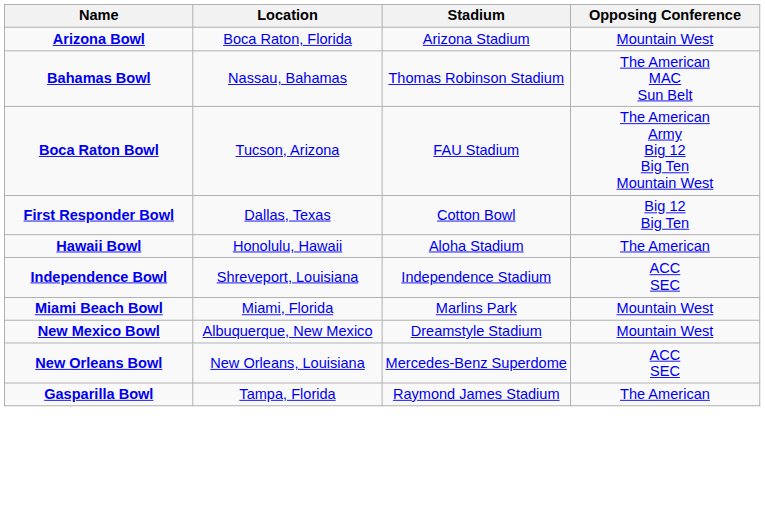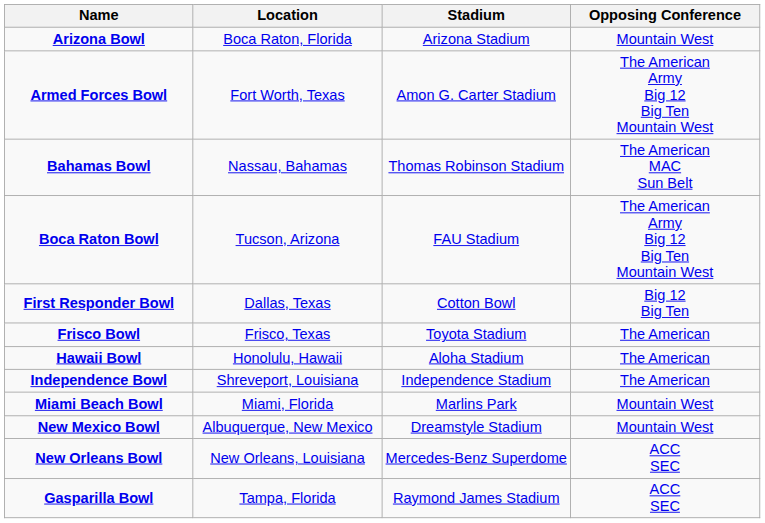+ row: (99, 94)
+ row: (99, 334)
(665, 277) ACC SEC -> (665, 380) The American
(665, 394) The American -> (665, 497) ACC SEC
